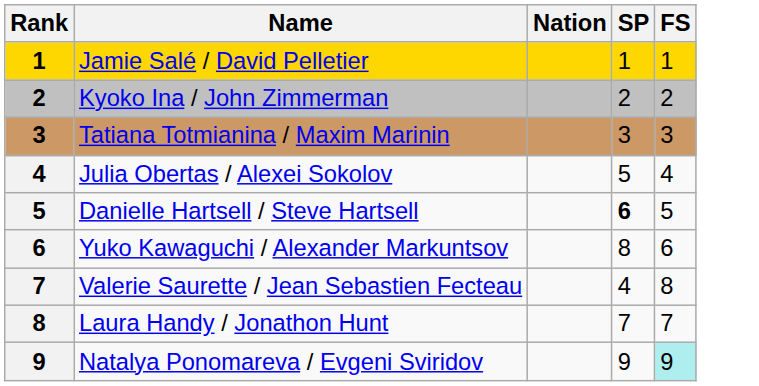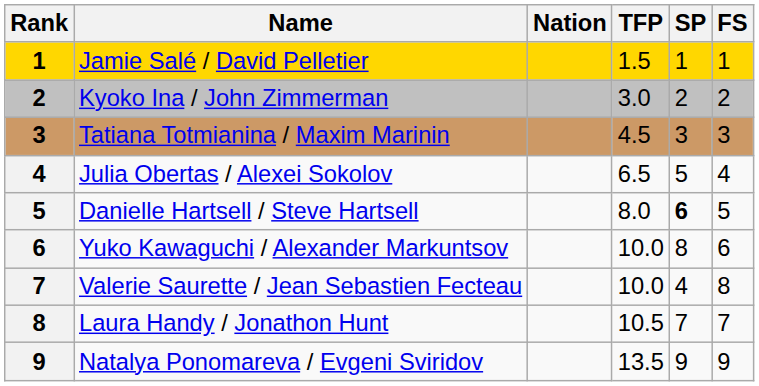+ column: (641, 23)
(667, 361) paleturquoise background -> (724, 361) no background
